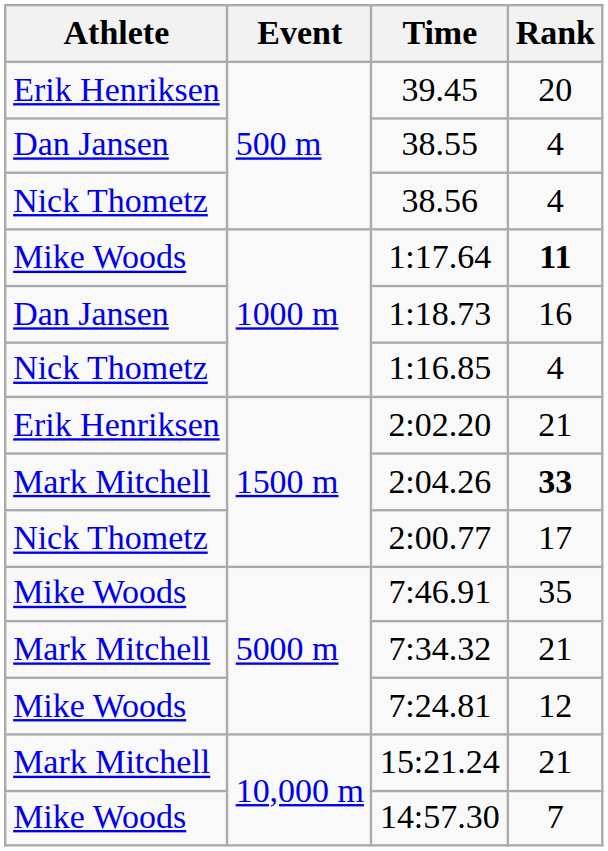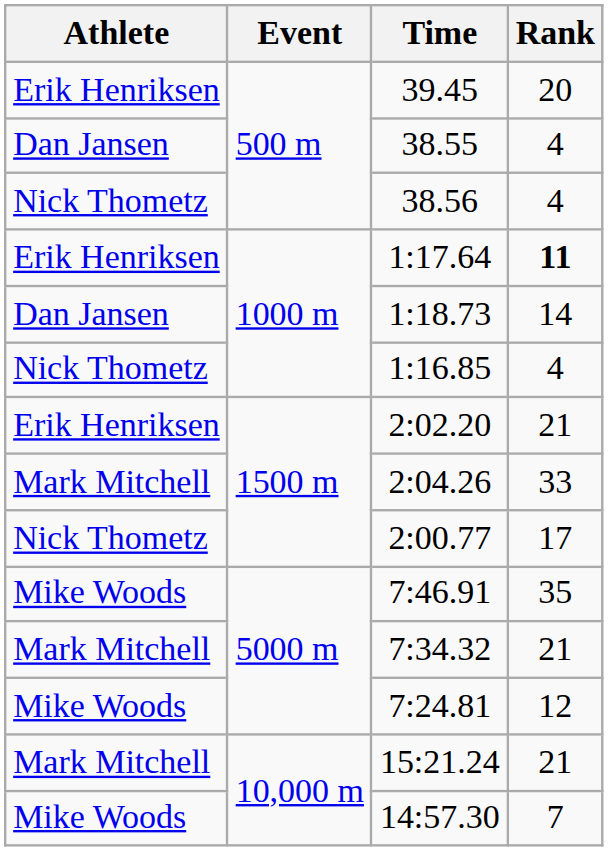(100, 257) Mike Woods -> (116, 257) Erik Henriksen
(555, 313) 16 -> (555, 313) 14
(555, 481) bold -> (555, 481) normal
